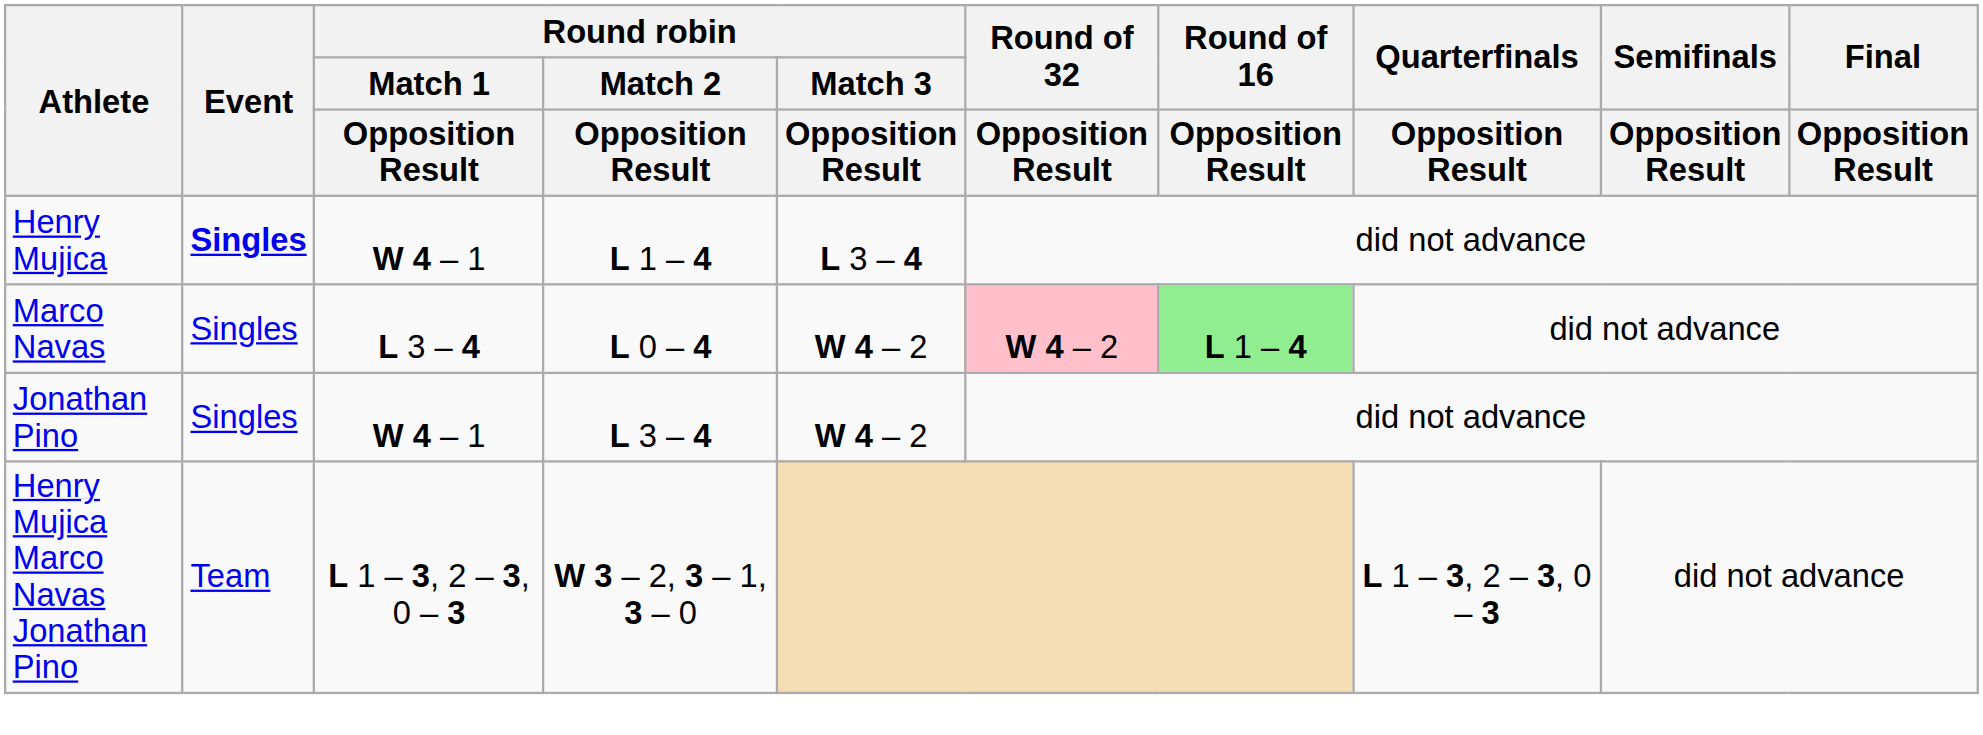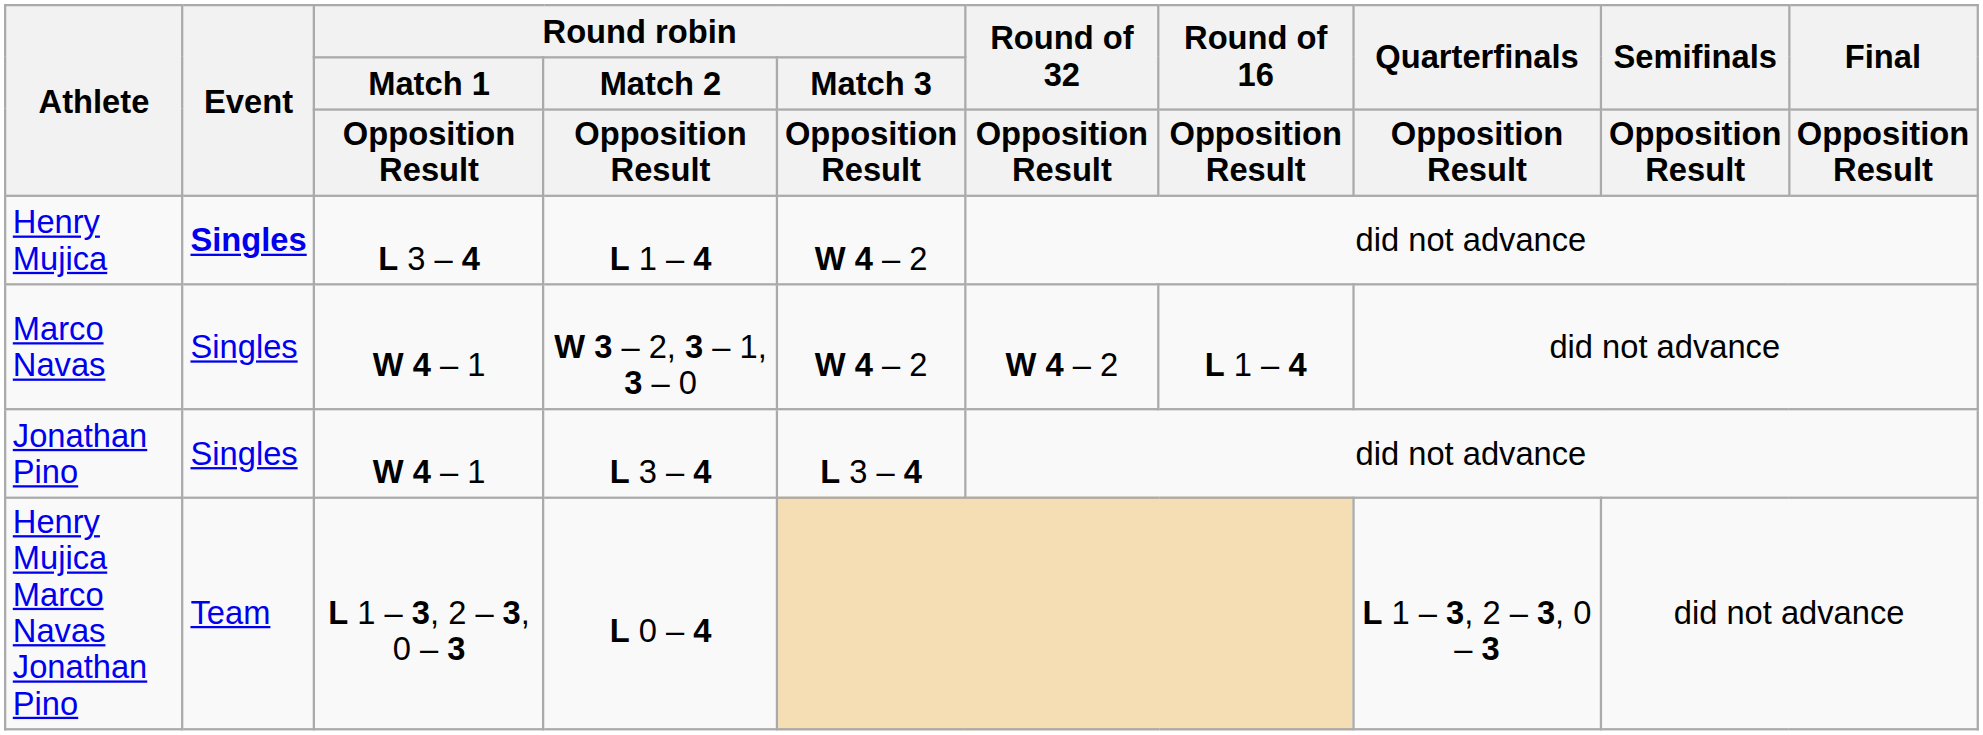(429, 259) W 4 – 1 -> (429, 259) L 3 – 4
(871, 259) L 3 – 4 -> (871, 259) W 4 – 2
(429, 347) L 3 – 4 -> (429, 365) W 4 – 1
(661, 347) L 0 – 4 -> (661, 365) W 3 – 2, 3 – 1, 3 – 0
(1062, 347) pink background -> (1062, 365) no background
(1256, 347) lightgreen background -> (1256, 365) no background
(871, 435) W 4 – 2 -> (871, 471) L 3 – 4
(661, 595) W 3 – 2, 3 – 1, 3 – 0 -> (661, 632) L 0 – 4
